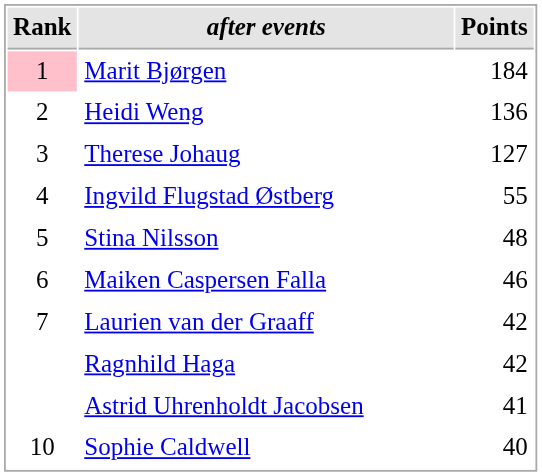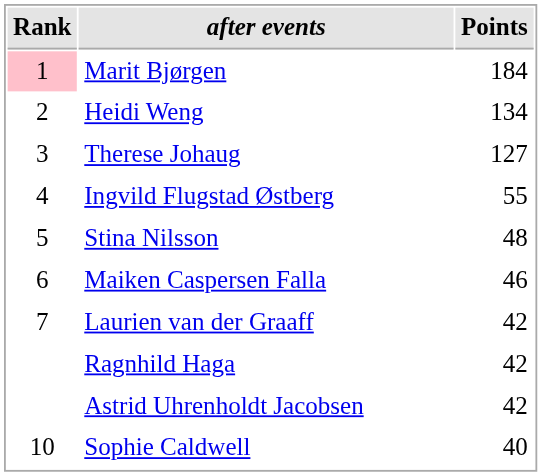(509, 112) 136 -> (509, 112) 134
(515, 405) 41 -> (515, 405) 42
